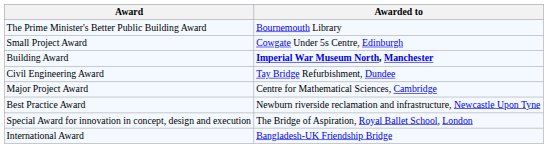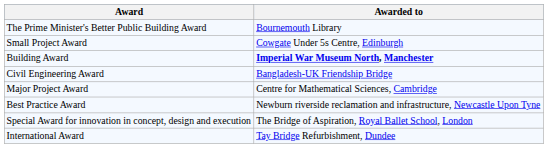(326, 74) Tay Bridge Refurbishment, Dundee -> (324, 74) Bangladesh-UK Friendship Bridge
(324, 136) Bangladesh-UK Friendship Bridge -> (326, 136) Tay Bridge Refurbishment, Dundee
